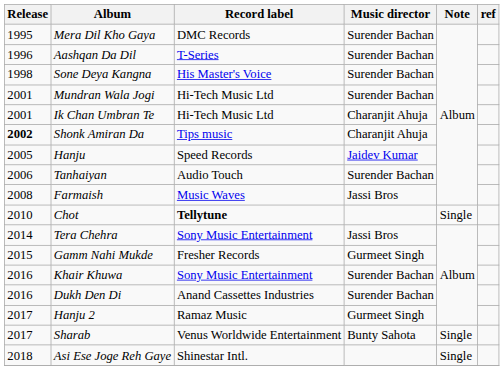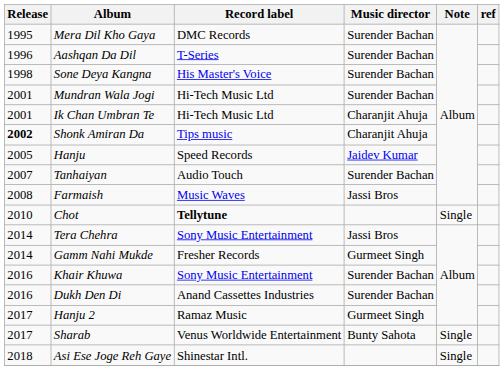(20, 174) 2006 -> (20, 174) 2007
(20, 255) 2015 -> (20, 255) 2014
